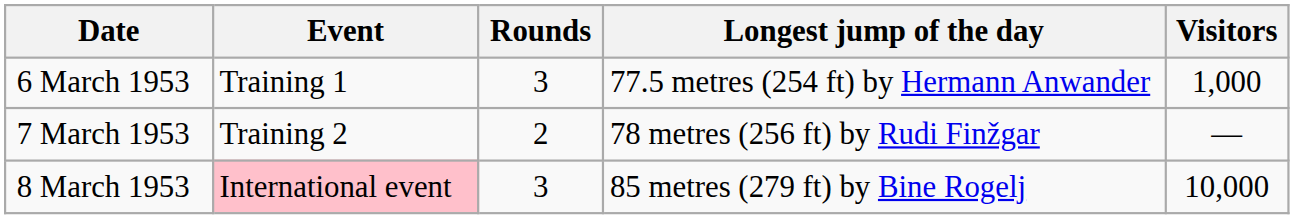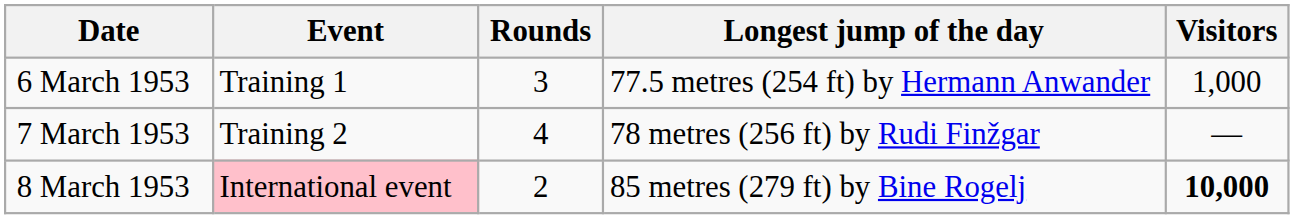(541, 133) 2 -> (541, 133) 4
(541, 185) 3 -> (541, 185) 2
(1227, 185) normal -> (1227, 185) bold
